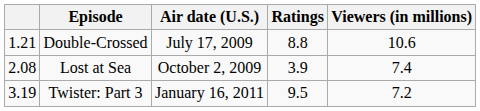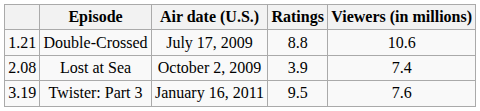(402, 93) 7.2 -> (402, 93) 7.6
